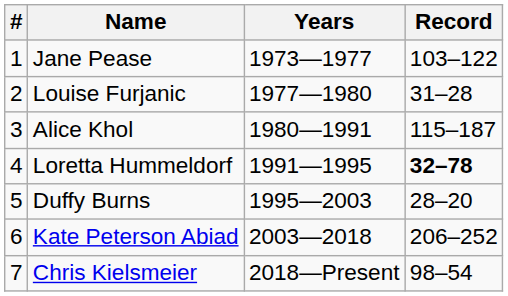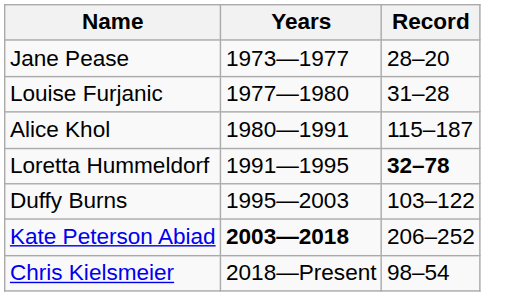- column: (16, 22)
(454, 58) 103–122 -> (418, 58) 28–20
(441, 201) 28–20 -> (431, 201) 103–122
(310, 237) normal -> (287, 237) bold
